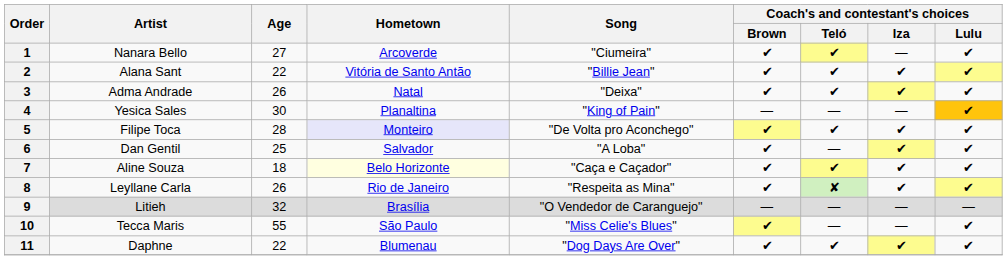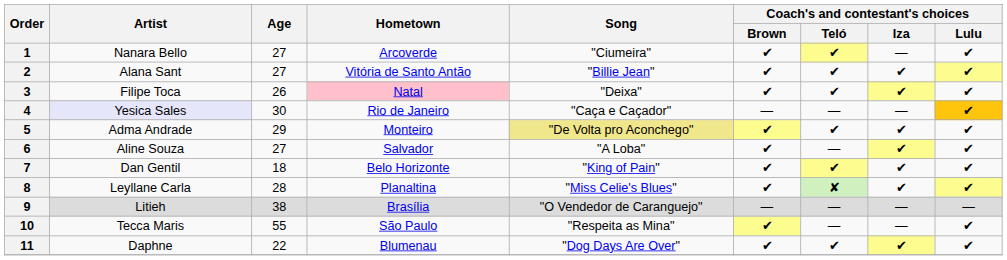(279, 72) 22 -> (279, 72) 27
(150, 91) Adma Andrade -> (150, 91) Filipe Toca
(408, 91) no background -> (408, 91) pink background
(150, 110) no background -> (150, 110) lavender background
(408, 110) Planaltina -> (408, 110) Rio de Janeiro
(621, 110) "King of Pain" -> (621, 110) "Caça e Caçador"
(150, 130) Filipe Toca -> (150, 130) Adma Andrade
(279, 130) 28 -> (279, 130) 29
(408, 130) lavender background -> (408, 130) no background
(621, 130) no background -> (621, 130) khaki background
(150, 149) Dan Gentil -> (150, 149) Aline Souza
(279, 149) 25 -> (279, 149) 27
(150, 168) Aline Souza -> (150, 168) Dan Gentil
(408, 168) lightyellow background -> (408, 168) no background
(621, 168) "Caça e Caçador" -> (621, 168) "King of Pain"
(279, 187) 26 -> (279, 187) 28
(408, 187) Rio de Janeiro -> (408, 187) Planaltina
(621, 187) "Respeita as Mina" -> (621, 187) "Miss Celie's Blues"
(279, 207) 32 -> (279, 207) 38
(621, 226) "Miss Celie's Blues" -> (621, 226) "Respeita as Mina"
